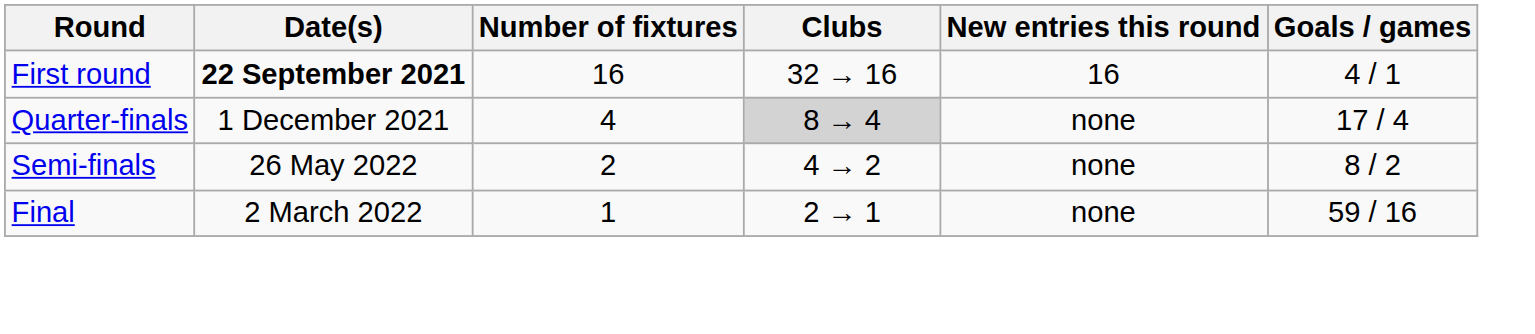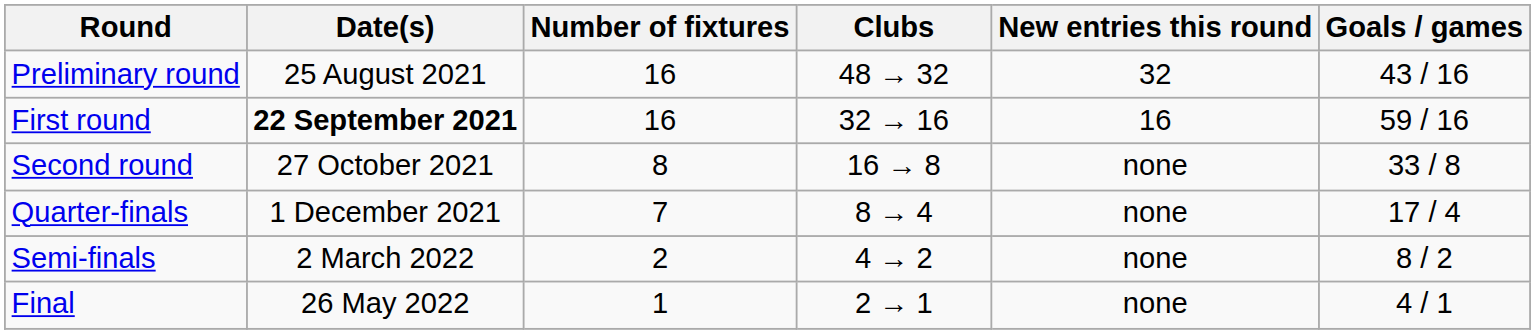+ row: (126, 73)
(1373, 73) 4 / 1 -> (1424, 119) 59 / 16
+ row: (102, 166)
(608, 119) 4 -> (660, 212) 7
(842, 119) lightgrey background -> (894, 212) no background
(333, 166) 26 May 2022 -> (385, 258) 2 March 2022
(333, 212) 2 March 2022 -> (385, 304) 26 May 2022
(1373, 212) 59 / 16 -> (1424, 304) 4 / 1
